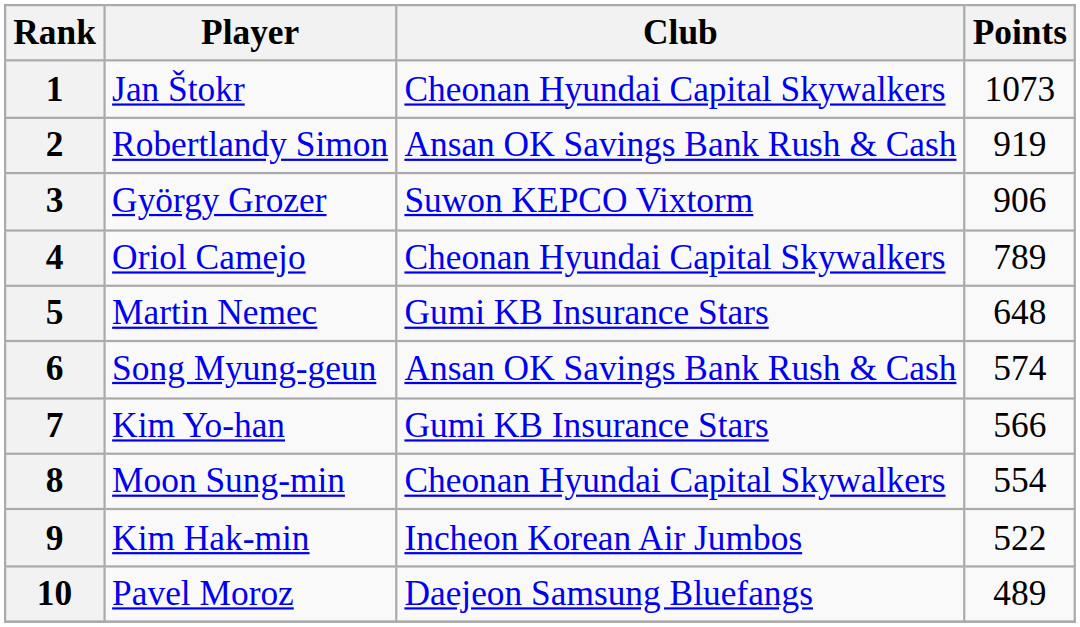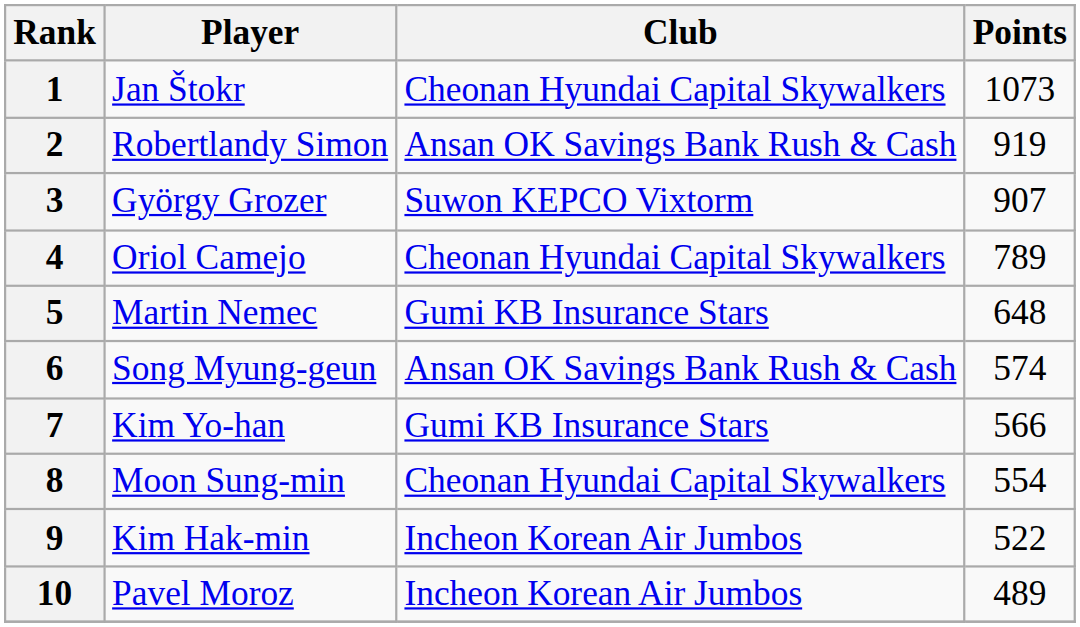(1020, 200) 906 -> (1020, 200) 907
(609, 593) Daejeon Samsung Bluefangs -> (603, 593) Incheon Korean Air Jumbos
